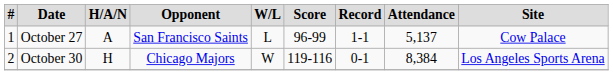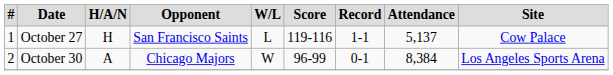(108, 37) A -> (108, 37) H
(310, 37) 96-99 -> (310, 37) 119-116
(108, 59) H -> (108, 59) A
(310, 59) 119-116 -> (310, 59) 96-99
